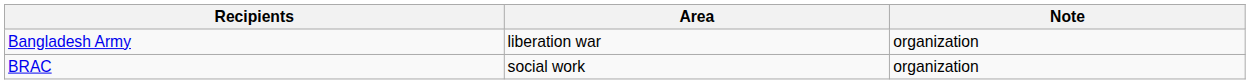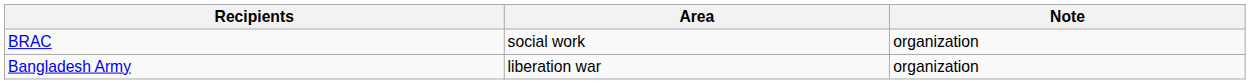rows swapped: (70, 41) <-> (30, 66)
